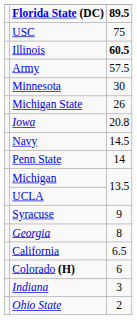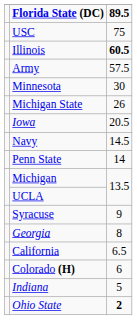(119, 123) 20.8 -> (119, 123) 20.5
(119, 287) 3 -> (119, 287) 5
(119, 305) normal -> (119, 305) bold
